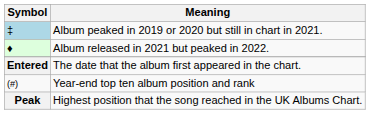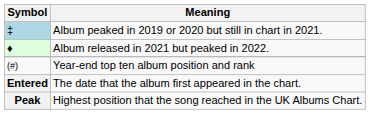rows swapped: (154, 83) <-> (177, 65)
